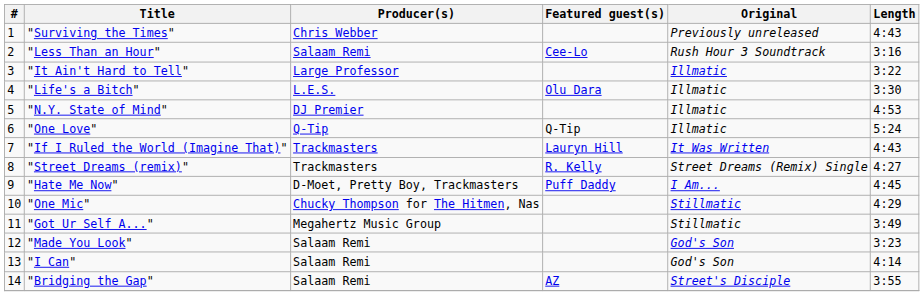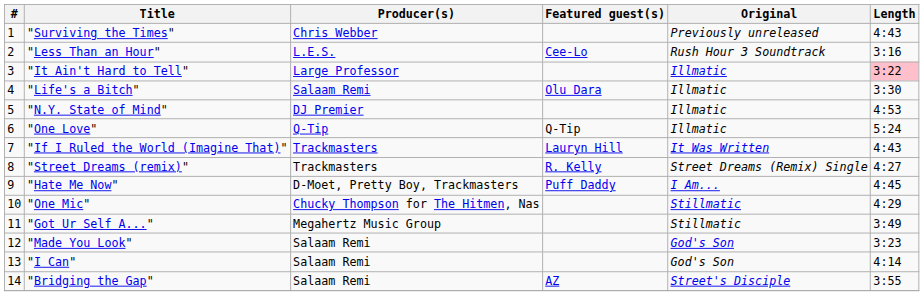(332, 52) Salaam Remi -> (314, 52) L.E.S.
(887, 71) no background -> (887, 71) pink background
(314, 90) L.E.S. -> (332, 90) Salaam Remi
